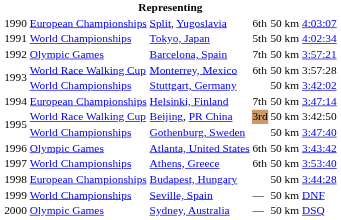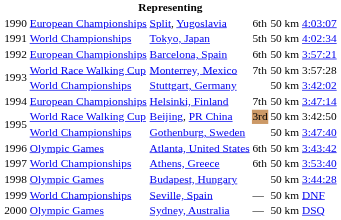(67, 54) Olympic Games -> (88, 54) European Championships
(260, 54) 7th -> (260, 54) 6th
(260, 70) 6th -> (260, 70) 7th
(88, 179) European Championships -> (67, 179) Olympic Games
